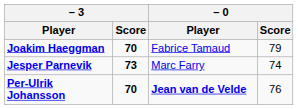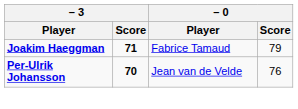(131, 48) 70 -> (131, 48) 71
- row: (49, 65)
(199, 89) bold -> (197, 71) normal
